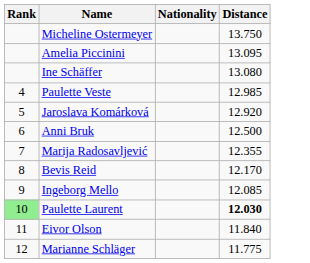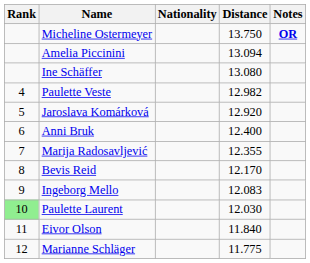+ column: (288, 14)
(245, 53) 13.095 -> (245, 53) 13.094
(245, 92) 12.985 -> (245, 92) 12.982
(245, 131) 12.500 -> (245, 131) 12.400
(245, 190) 12.085 -> (245, 190) 12.083
(245, 209) bold -> (245, 209) normal
